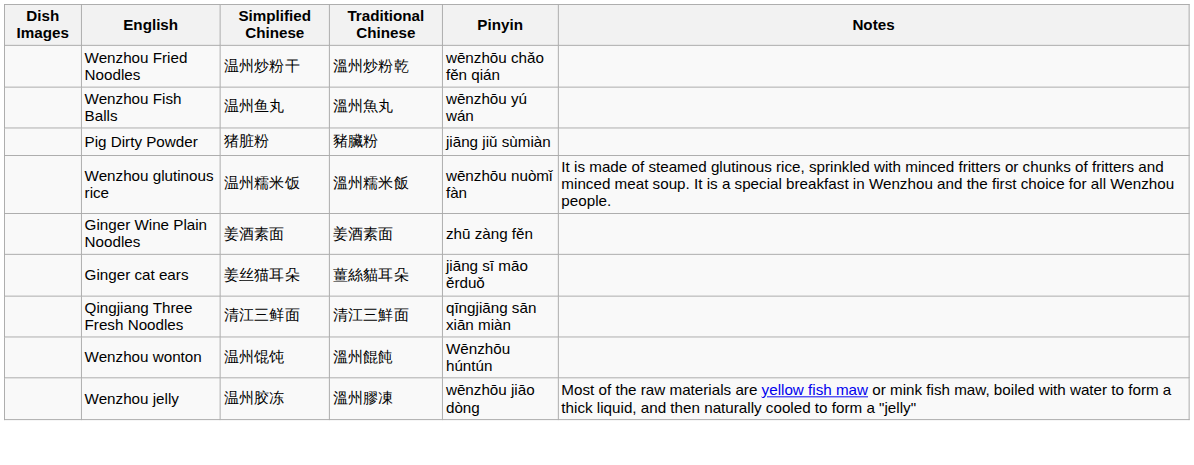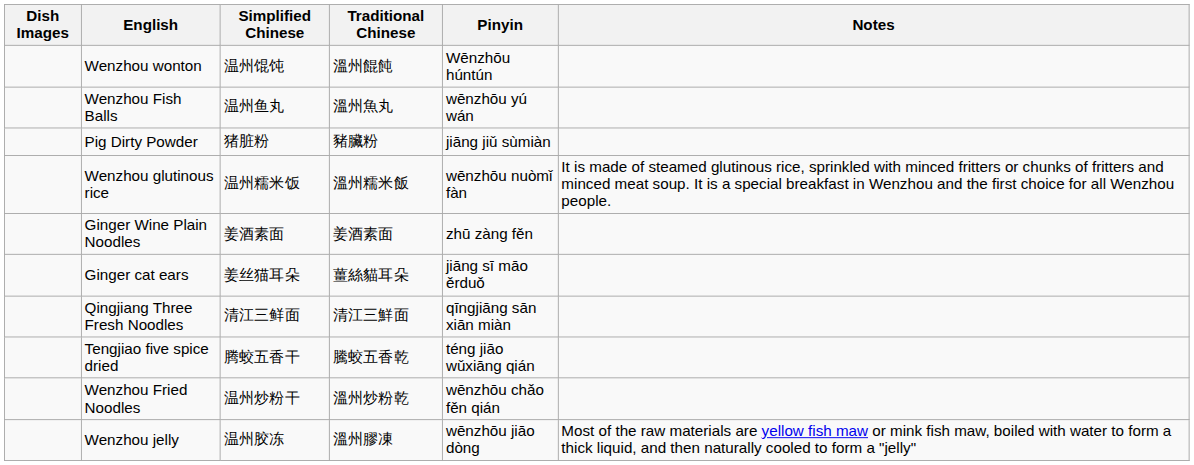rows swapped: (143, 357) <-> (136, 66)
+ row: (147, 357)
